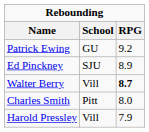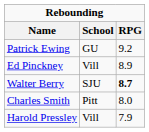(91, 65) SJU -> (90, 65) Vill
(90, 83) Vill -> (91, 83) SJU
